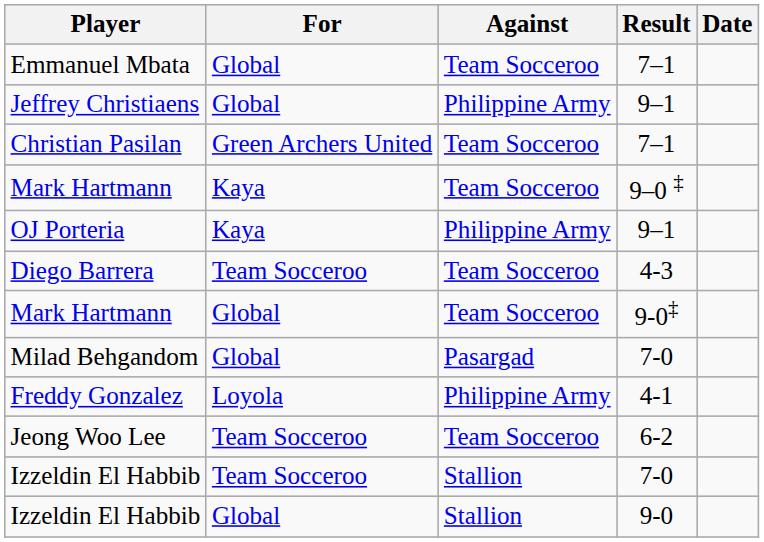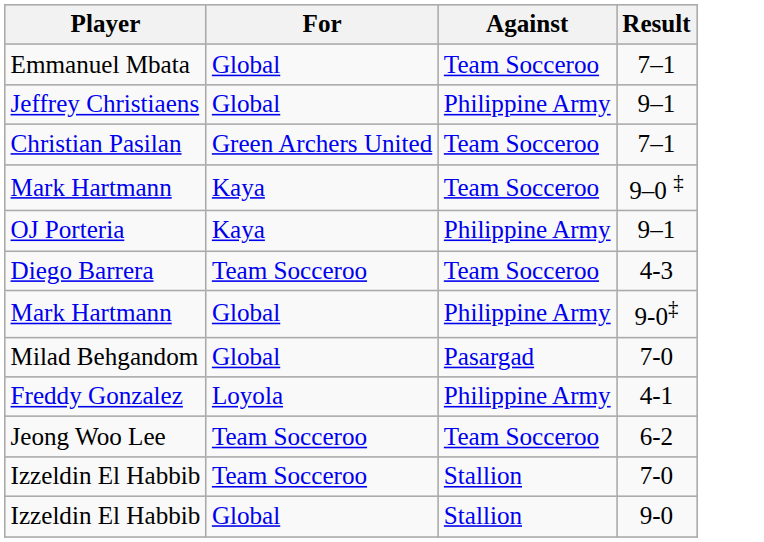- column: (727, 24)
(521, 313) Team Socceroo -> (527, 313) Philippine Army
